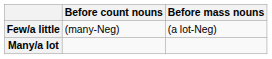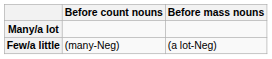rows swapped: (33, 45) <-> (33, 29)
